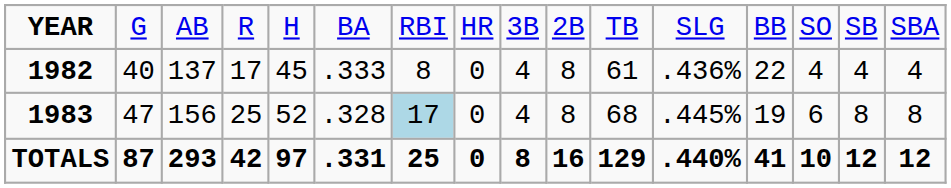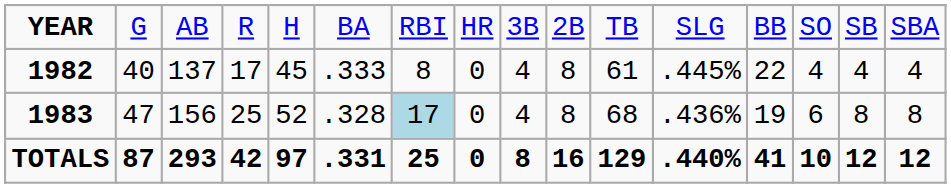(700, 71) .436% -> (700, 71) .445%
(700, 116) .445% -> (700, 116) .436%
